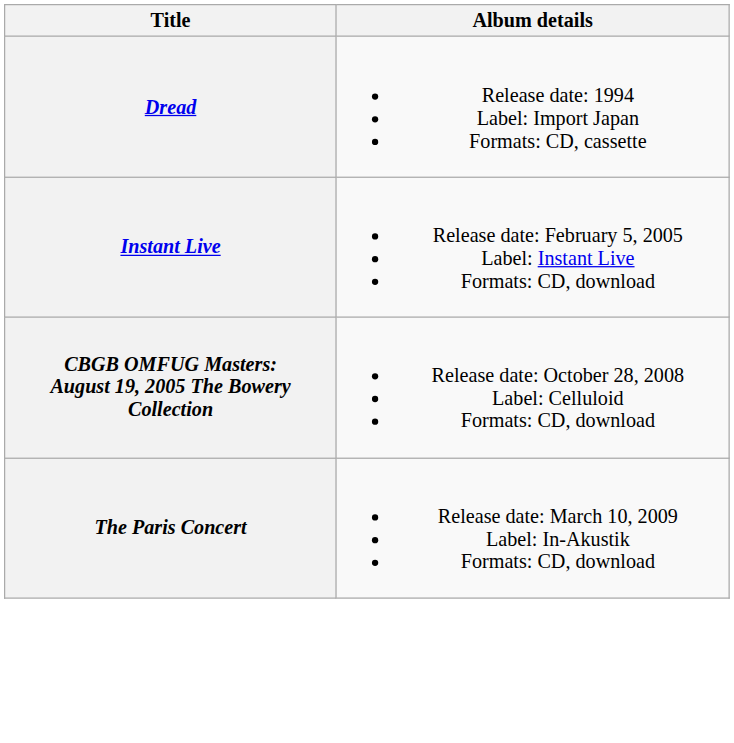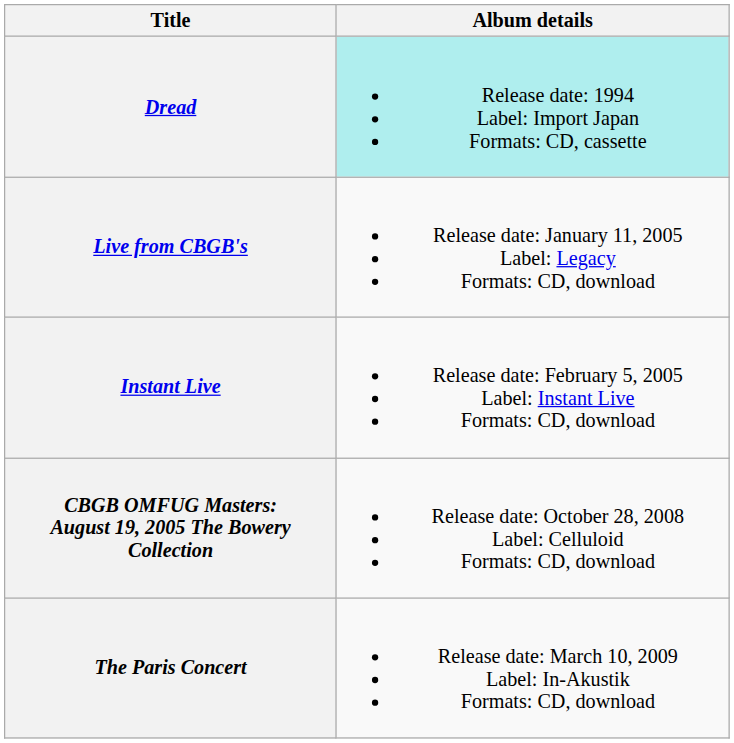(533, 118) no background -> (533, 118) paleturquoise background
+ row: (171, 246)
